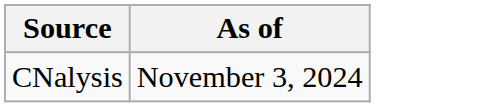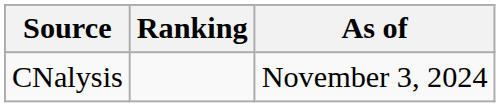+ column: (192, 28)
